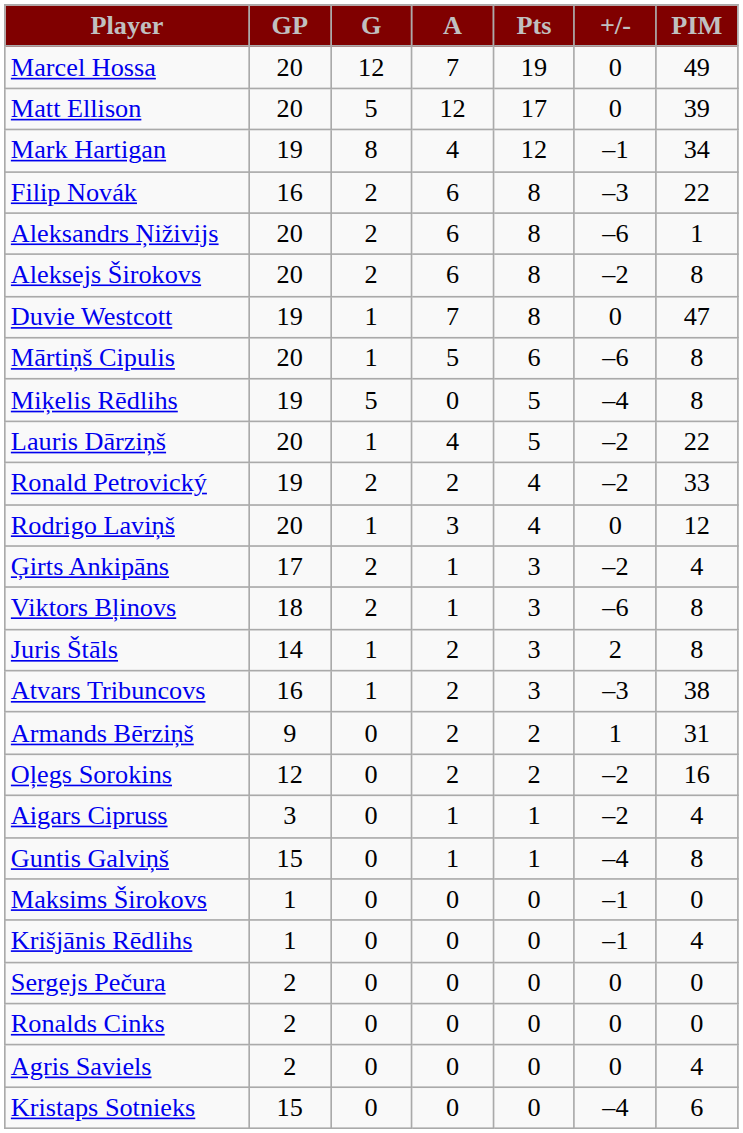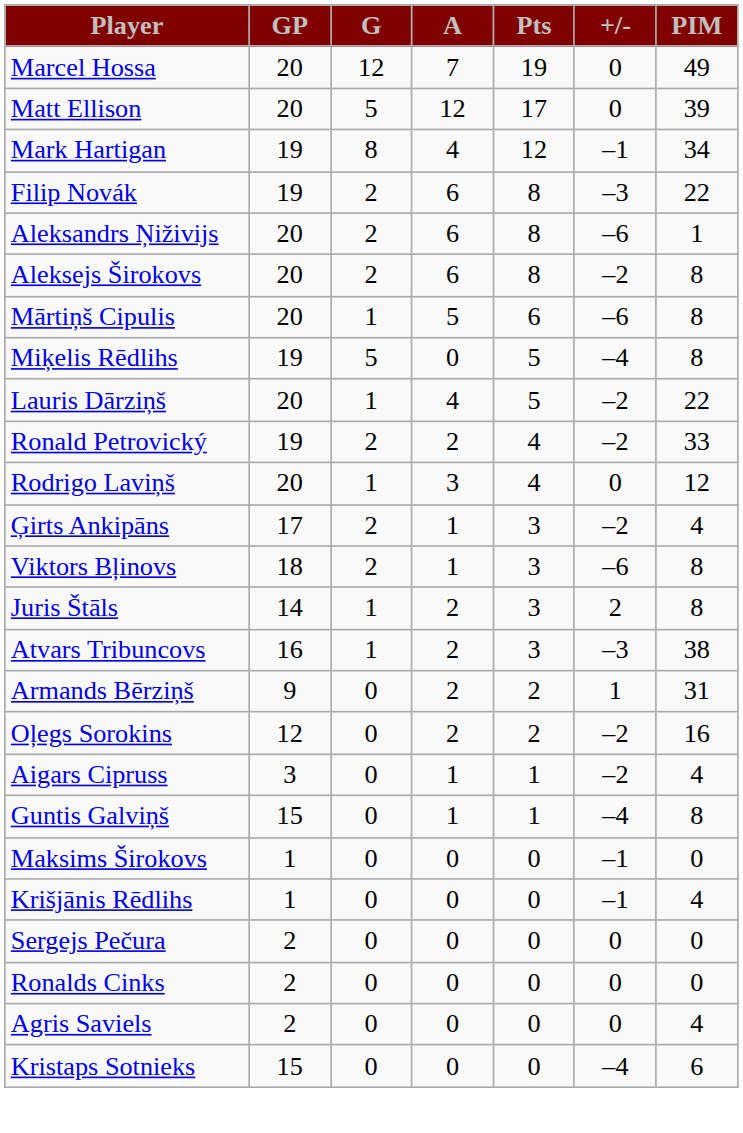(290, 191) 16 -> (290, 191) 19
- row: (92, 316)
